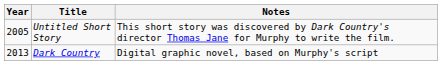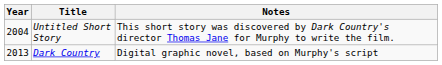(18, 32) 2005 -> (18, 32) 2004
